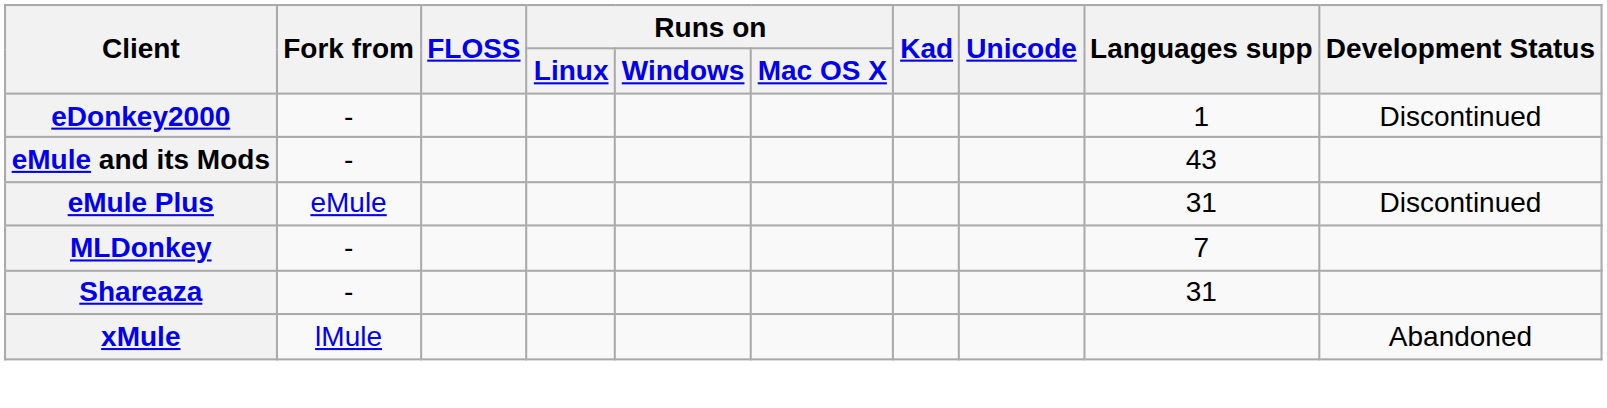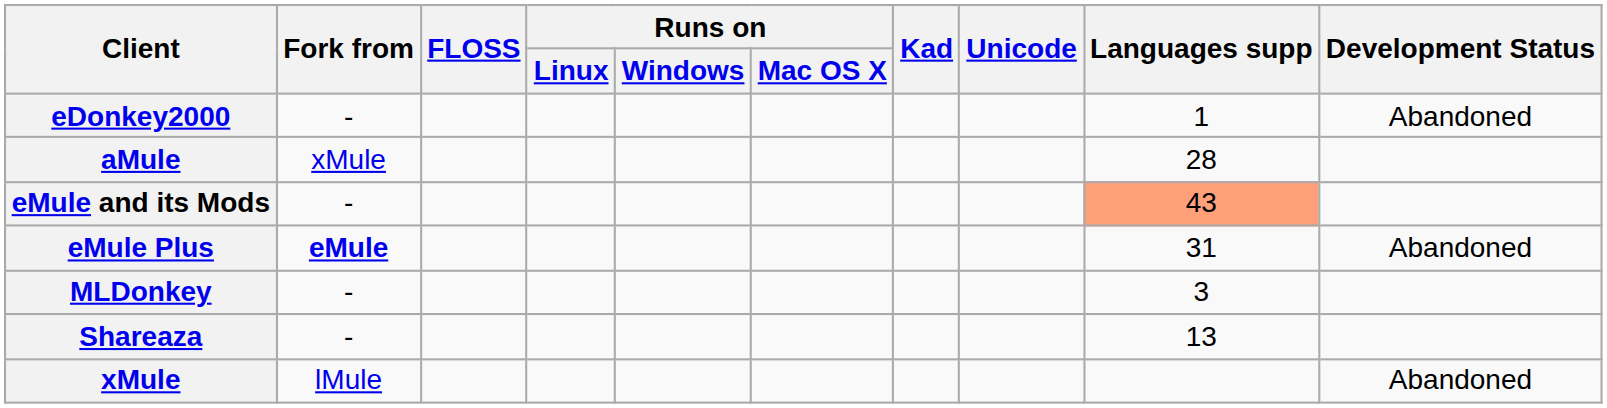(1460, 115) Discontinued -> (1460, 115) Abandoned
+ row: (141, 159)
(1201, 159) no background -> (1201, 203) lightsalmon background
(349, 203) normal -> (349, 248) bold
(1460, 203) Discontinued -> (1460, 248) Abandoned
(1201, 248) 7 -> (1201, 292) 3
(1201, 292) 31 -> (1201, 336) 13
